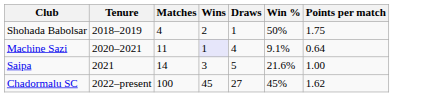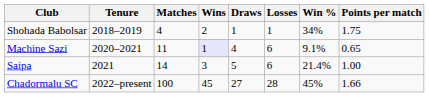+ column: (282, 13)
(277, 30) 50% -> (313, 30) 34%
(315, 48) 0.64 -> (351, 48) 0.65
(281, 65) 21.6% -> (317, 65) 21.4%
(315, 83) 1.62 -> (351, 83) 1.66
